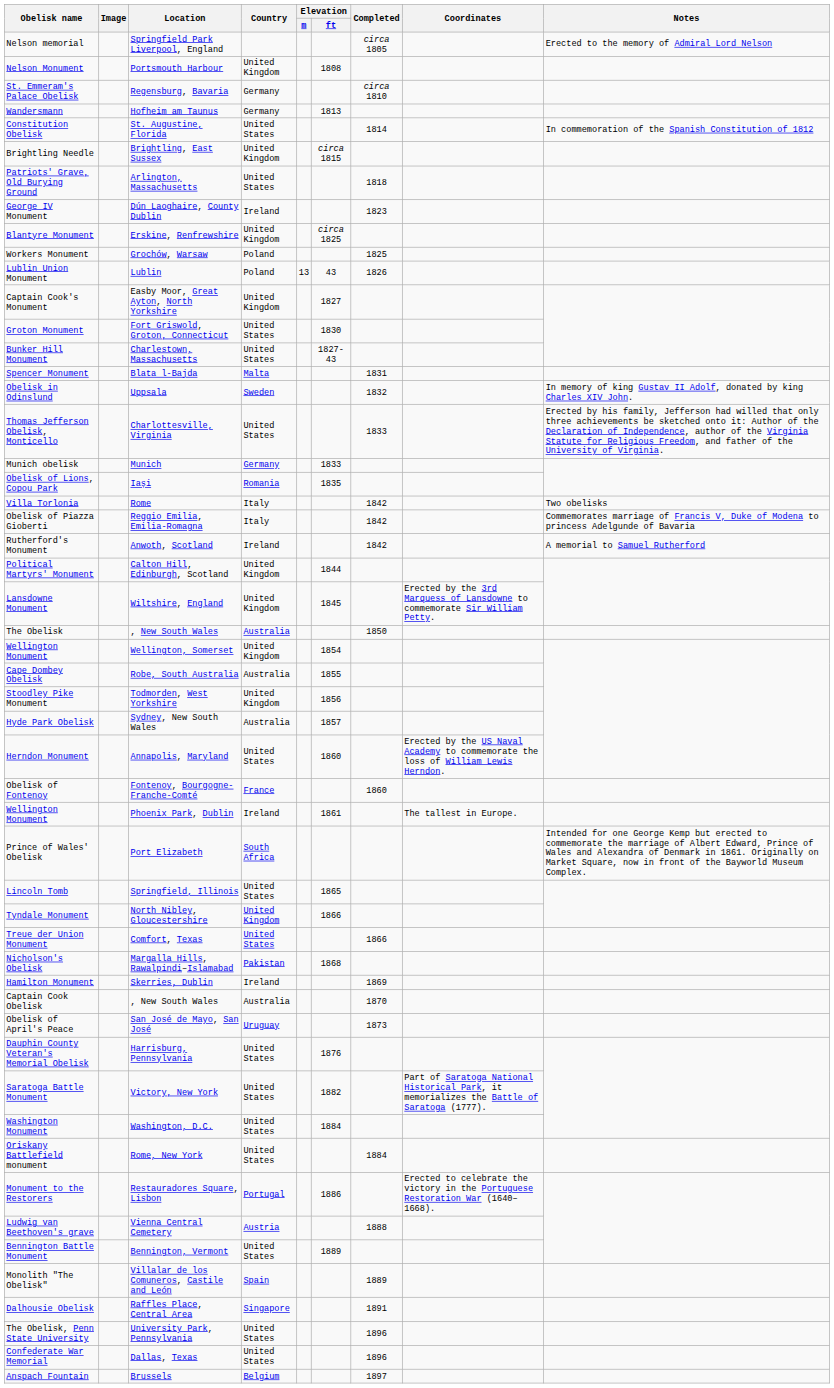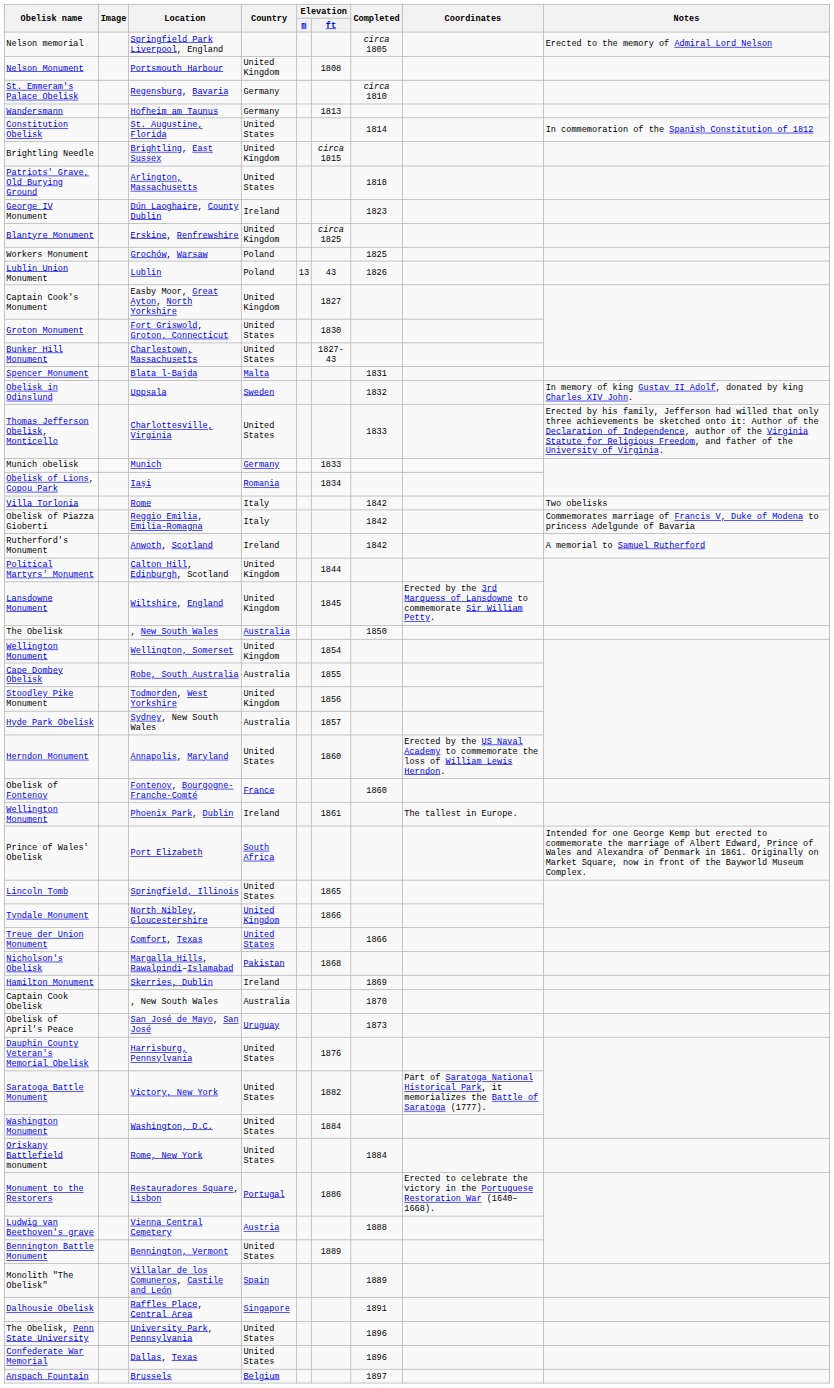(331, 484) 1835 -> (331, 484) 1834
